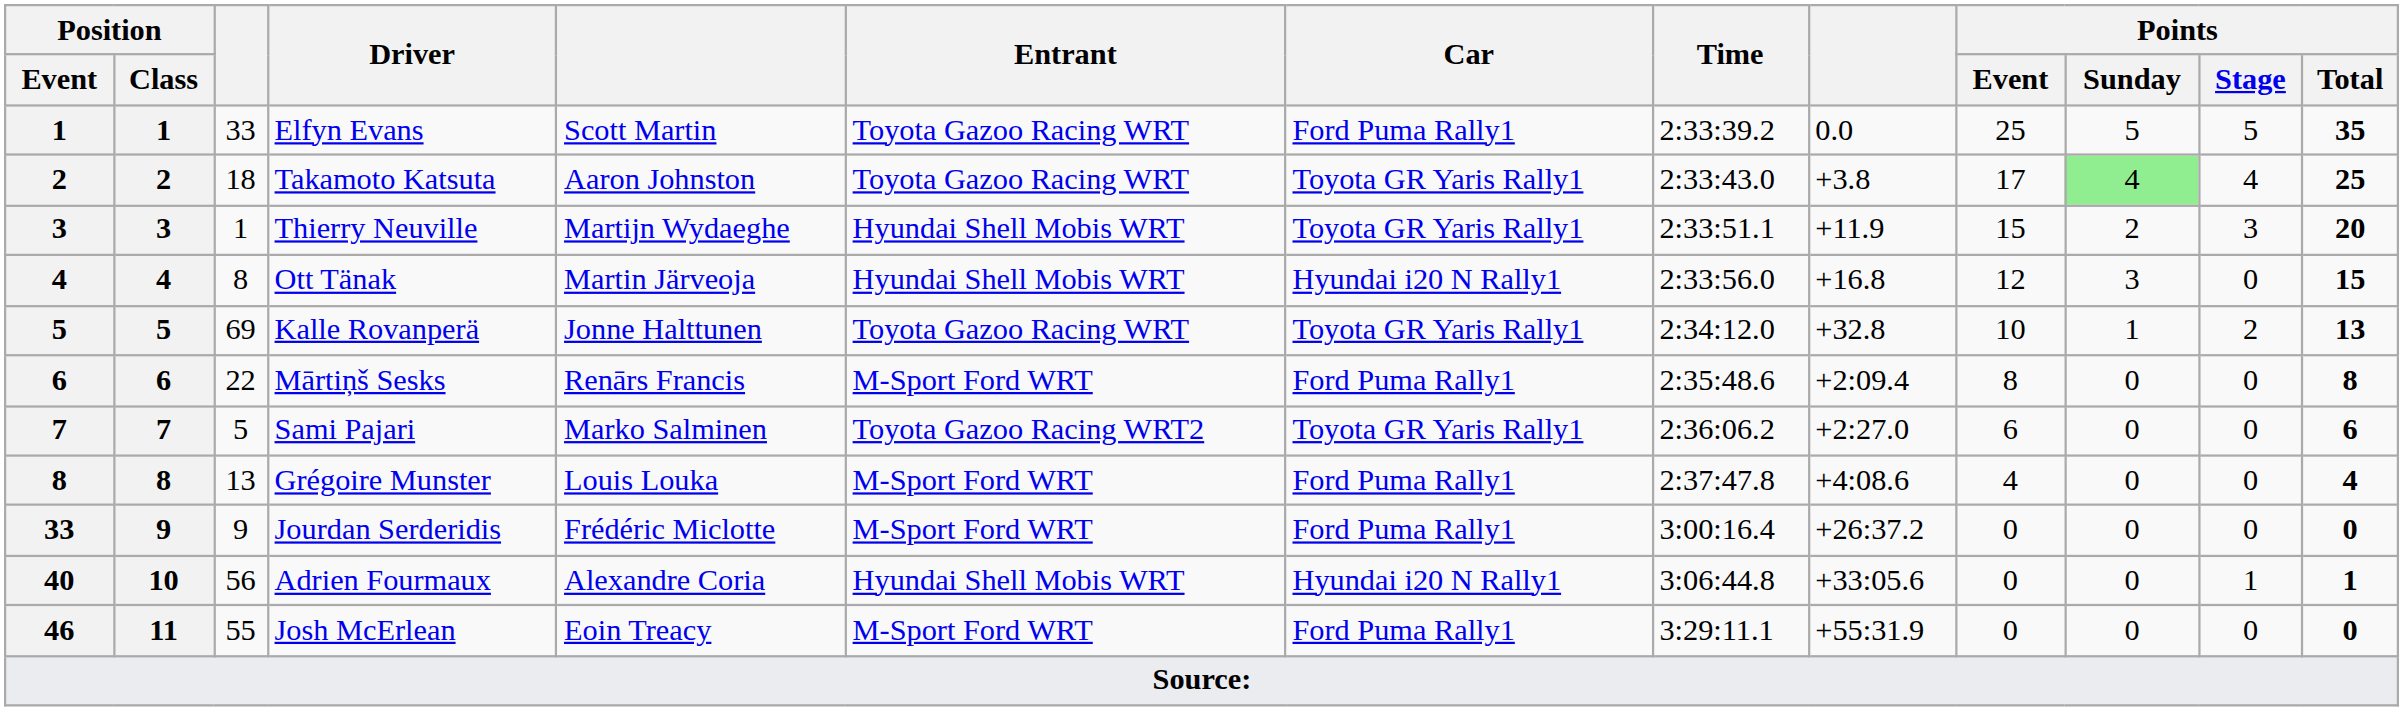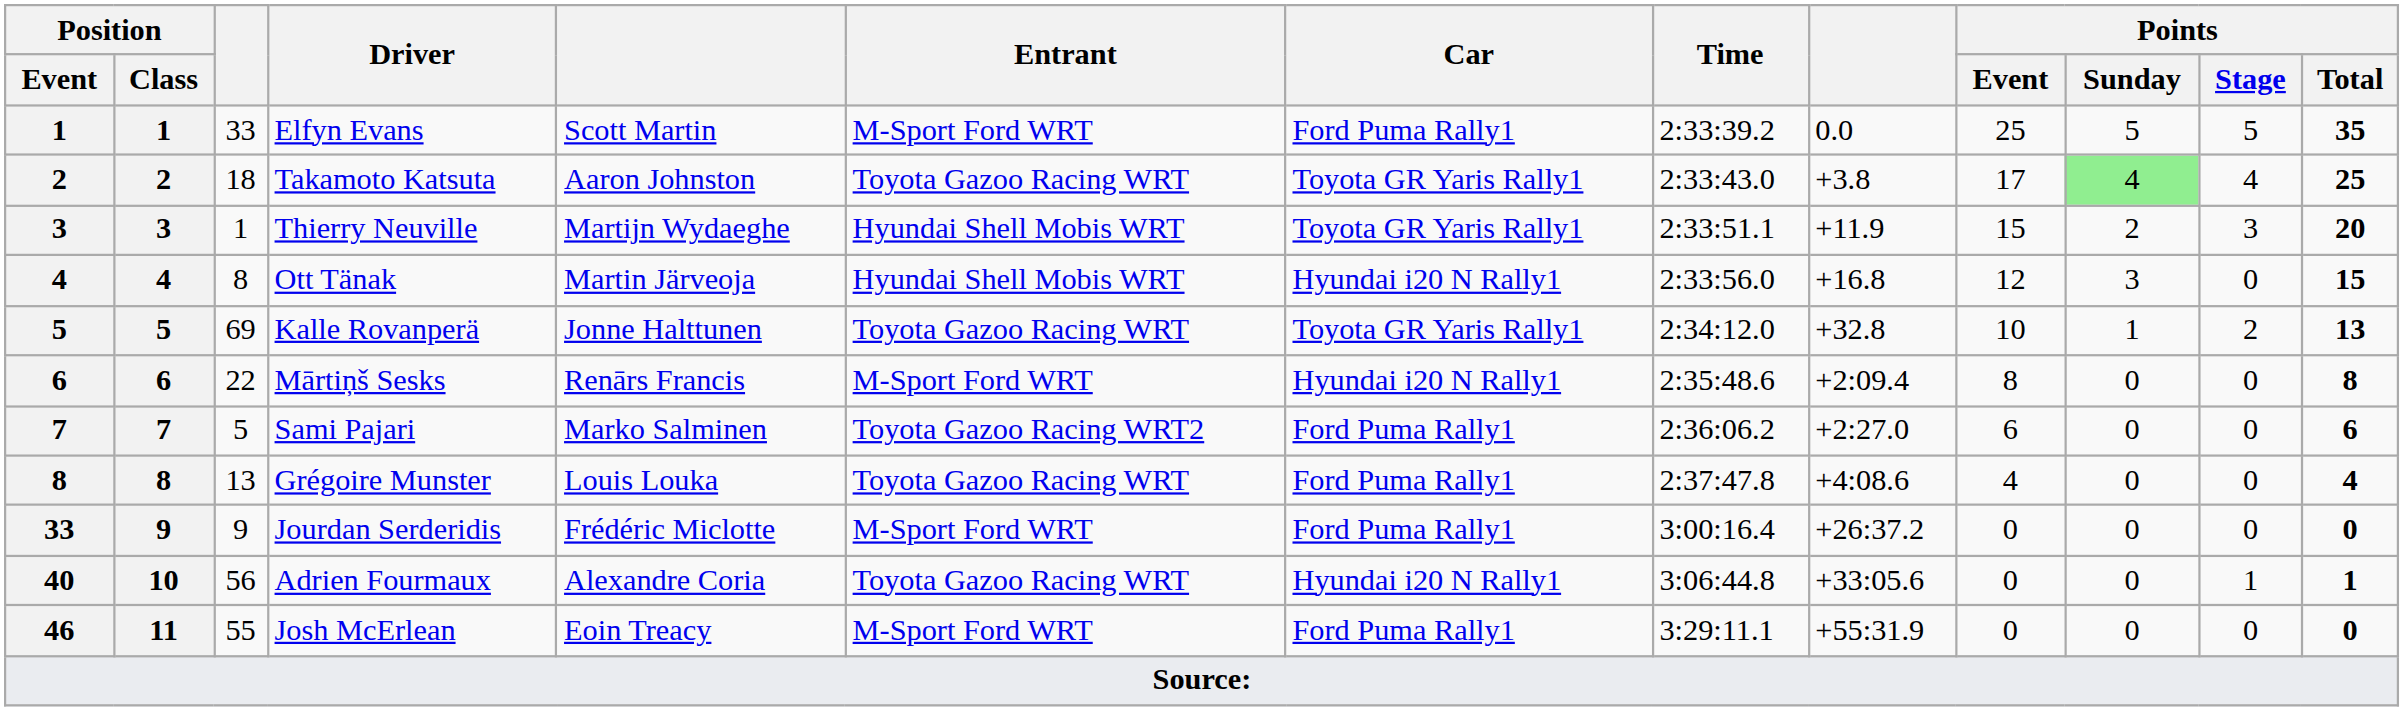(1021, 129) Toyota Gazoo Racing WRT -> (973, 129) M-Sport Ford WRT
(1404, 379) Ford Puma Rally1 -> (1427, 379) Hyundai i20 N Rally1
(1438, 429) Toyota GR Yaris Rally1 -> (1404, 429) Ford Puma Rally1
(973, 479) M-Sport Ford WRT -> (1021, 479) Toyota Gazoo Racing WRT
(1019, 579) Hyundai Shell Mobis WRT -> (1021, 579) Toyota Gazoo Racing WRT
